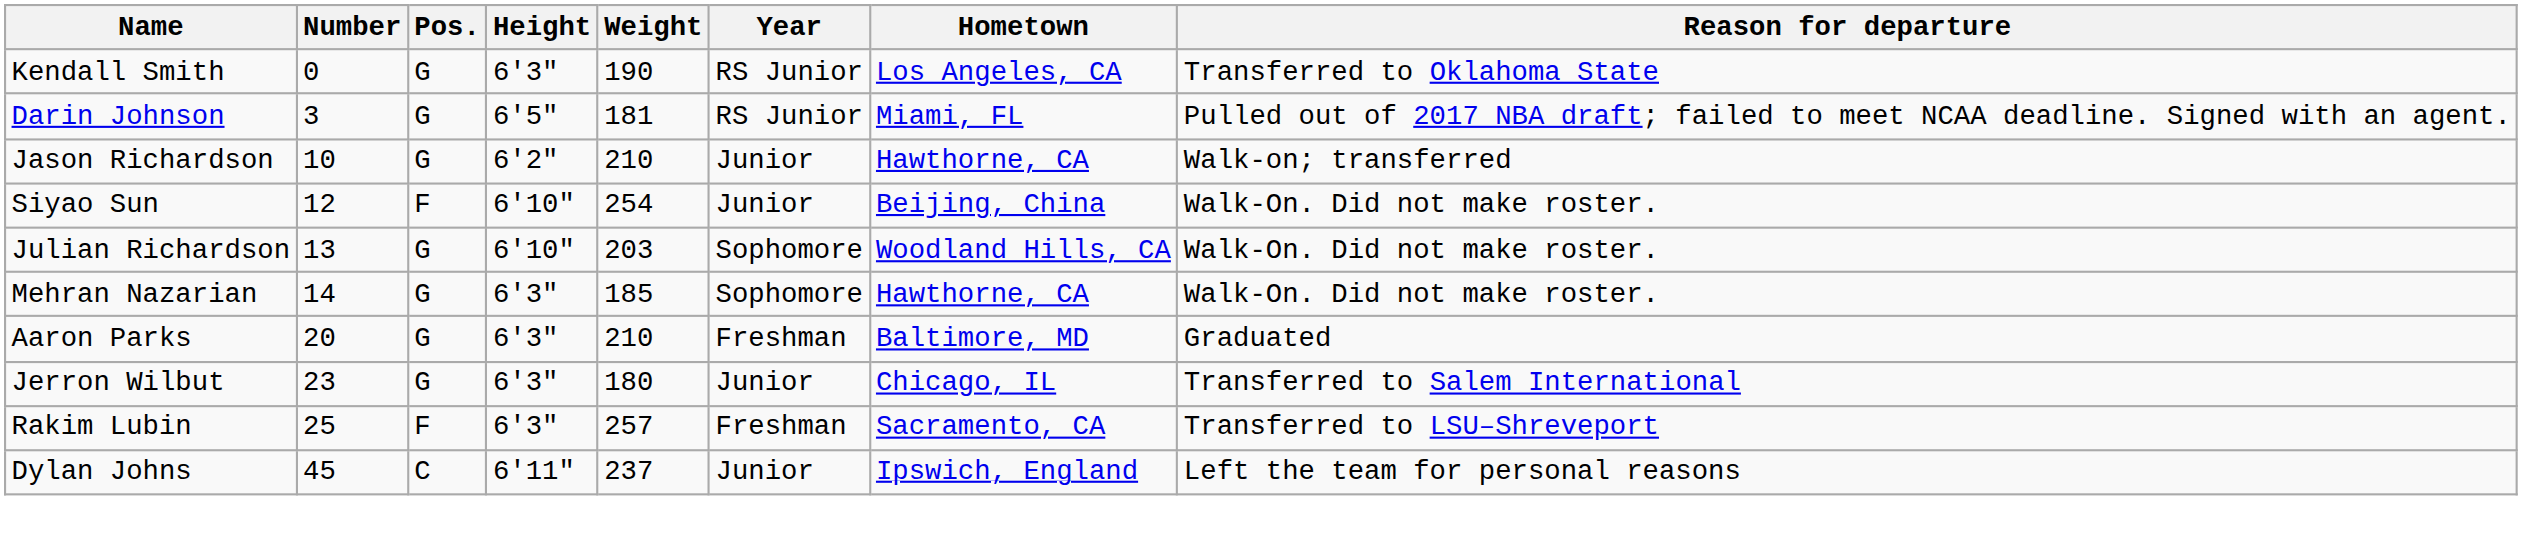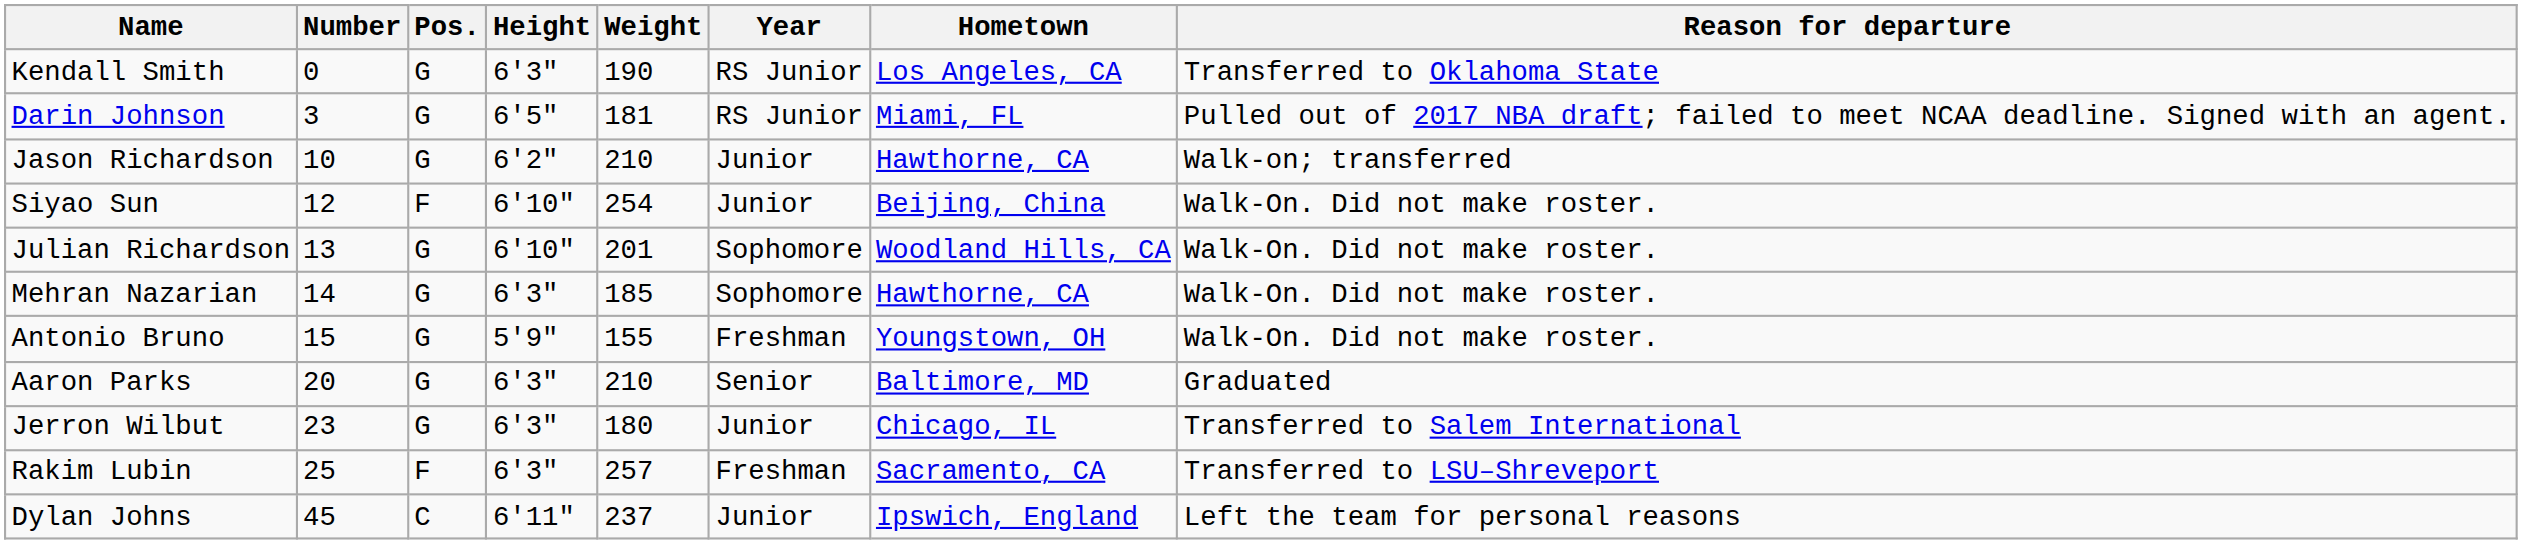(629, 250) 203 -> (629, 250) 201
+ row: (118, 339)
(781, 339) Freshman -> (765, 383) Senior
